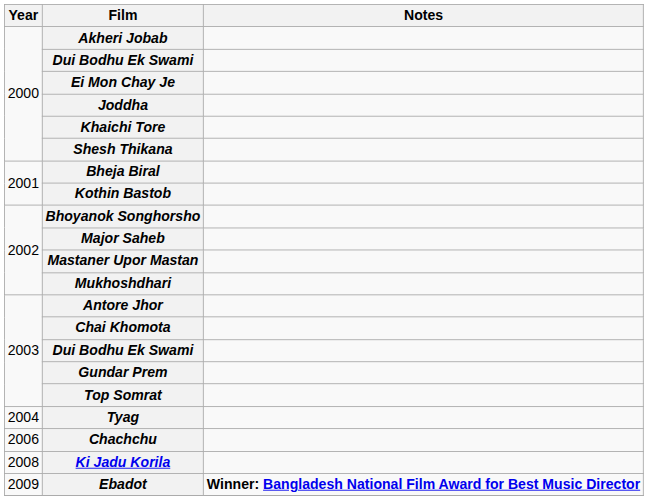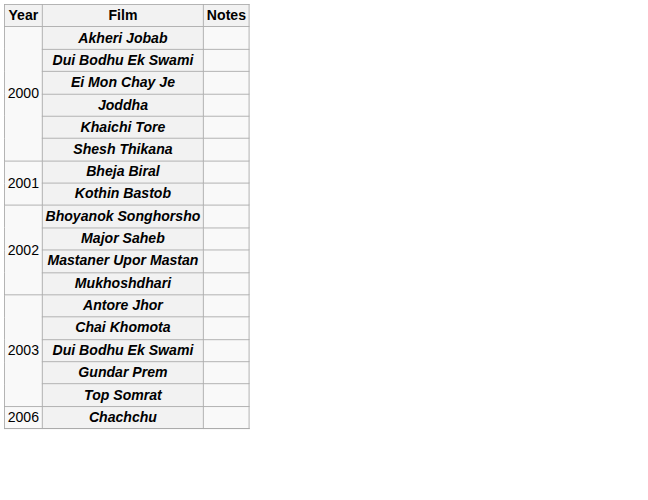- row: (23, 417)
- row: (23, 462)
- row: (23, 484)
